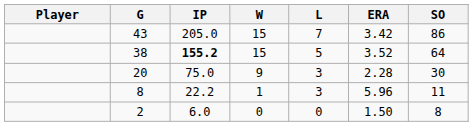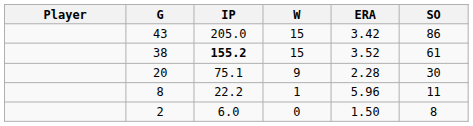- column: (319, 14)
(438, 53) 64 -> (434, 53) 61
(200, 73) 75.0 -> (229, 73) 75.1
